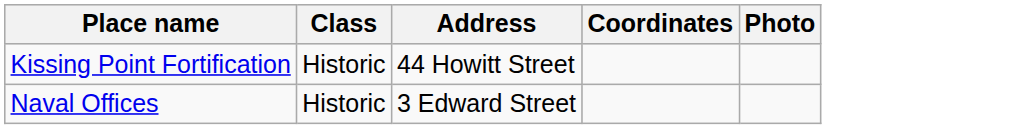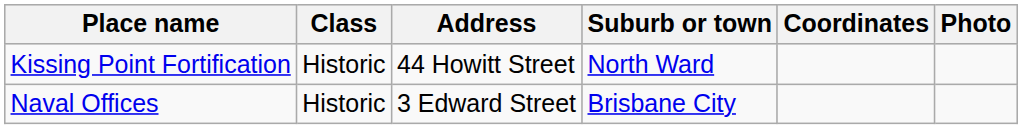+ column: (680, 24)
